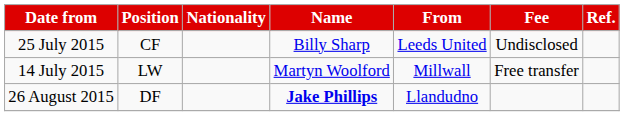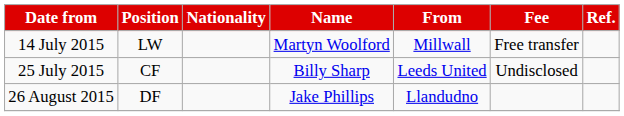rows swapped: (61, 70) <-> (61, 44)
(332, 96) bold -> (332, 96) normal
